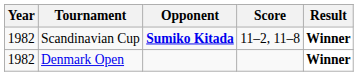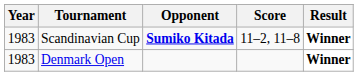(21, 38) 1982 -> (21, 38) 1983
(21, 60) 1982 -> (21, 60) 1983
